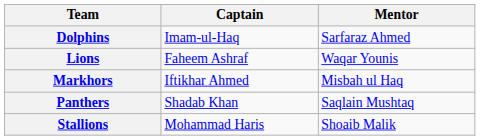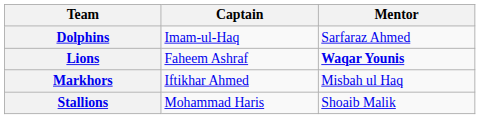(360, 59) normal -> (363, 59) bold
- row: (83, 102)
